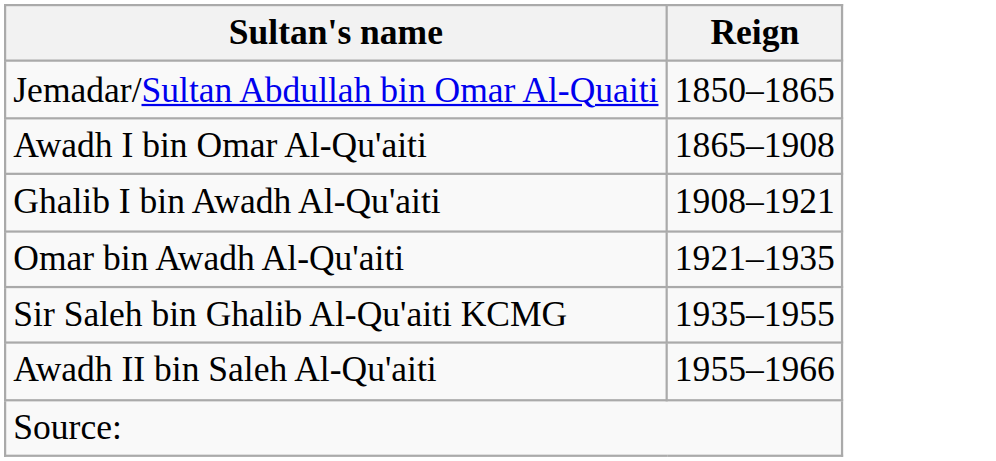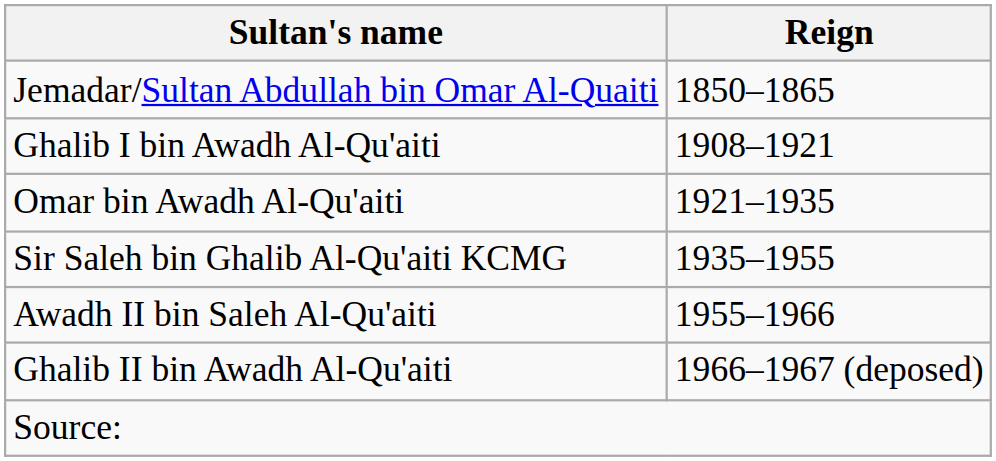- row: (220, 145)
+ row: (233, 370)
